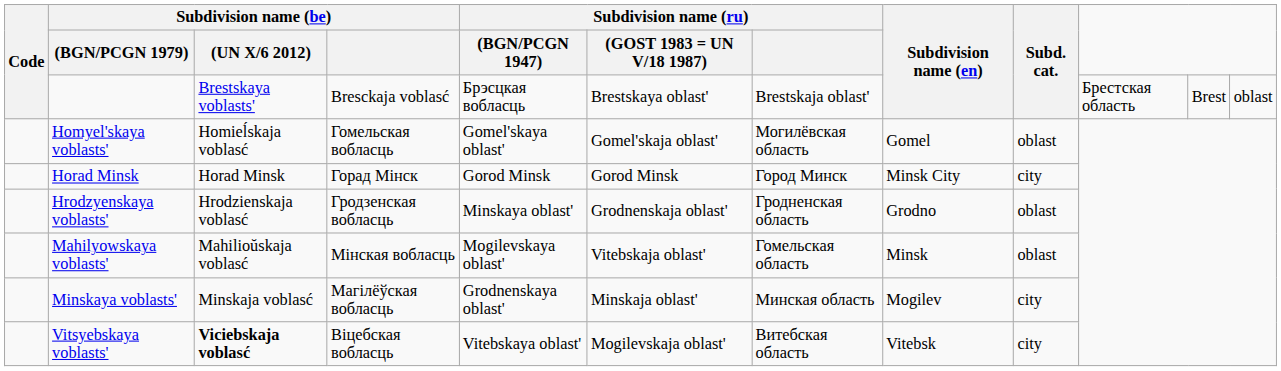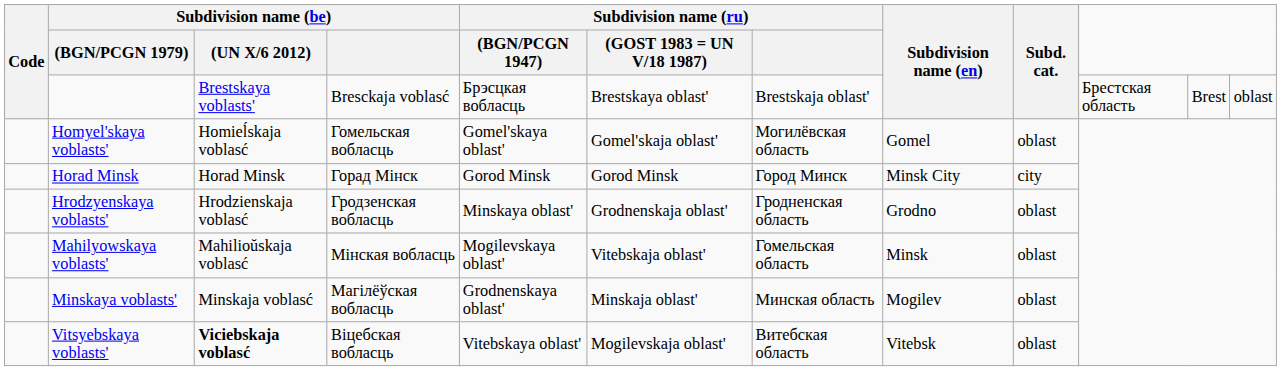(1030, 299) city -> (1037, 299) oblast
(1030, 343) city -> (1037, 343) oblast
